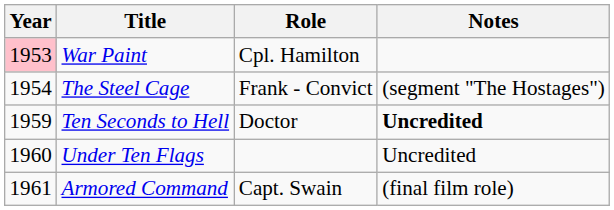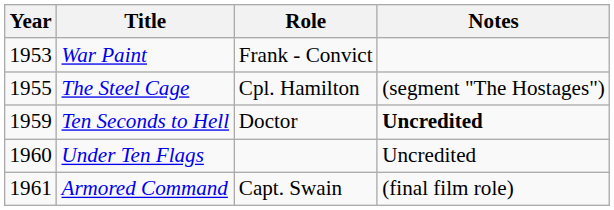(31, 54) pink background -> (31, 54) no background
(299, 54) Cpl. Hamilton -> (306, 54) Frank - Convict
(31, 88) 1954 -> (31, 88) 1955
(306, 88) Frank - Convict -> (299, 88) Cpl. Hamilton
